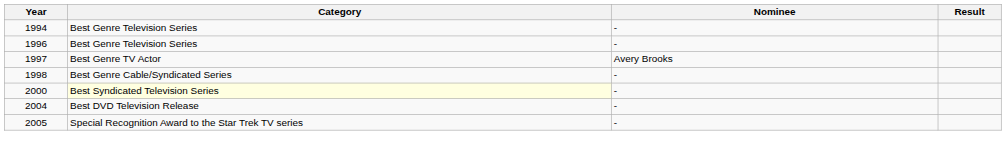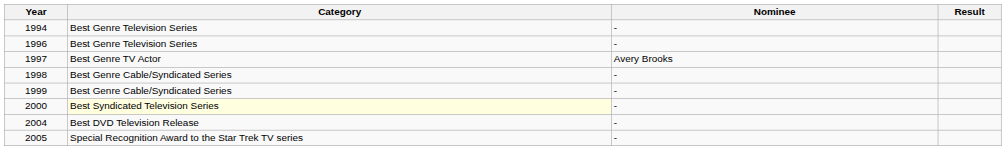+ row: (36, 91)
